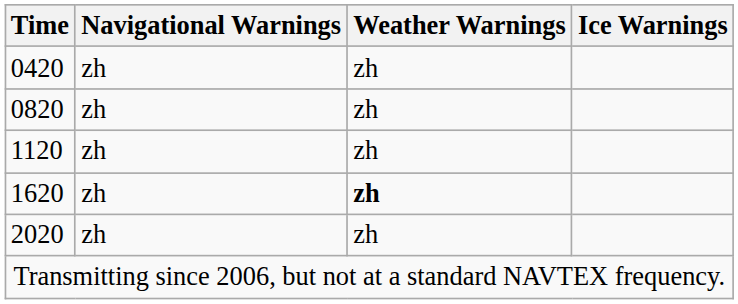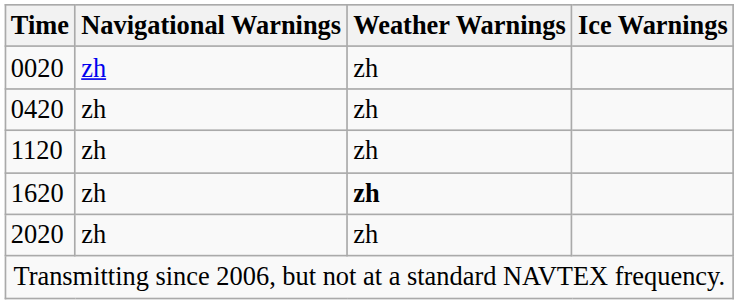+ row: (37, 67)
- row: (37, 109)
